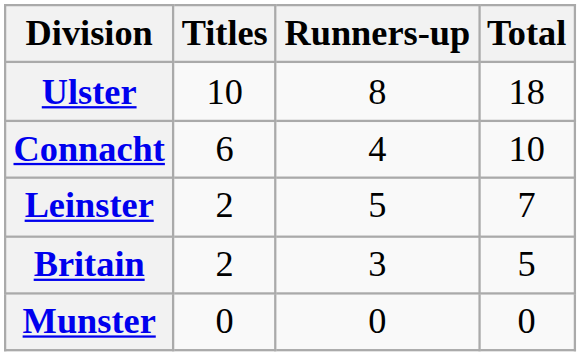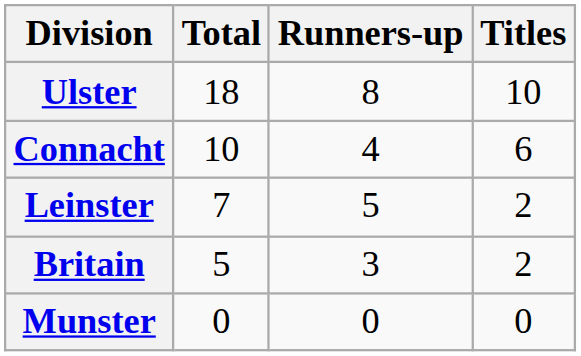columns swapped: (225, 33) <-> (527, 33)
